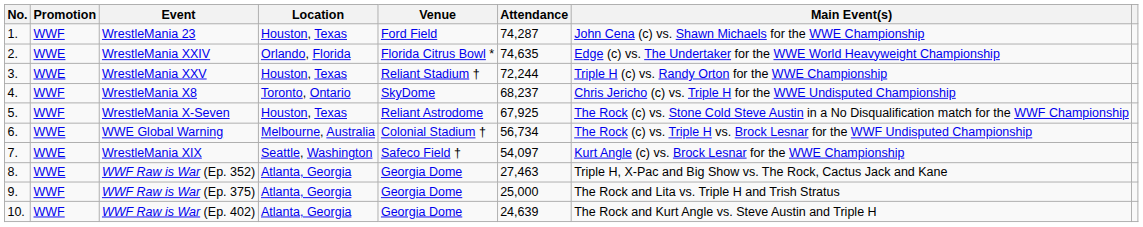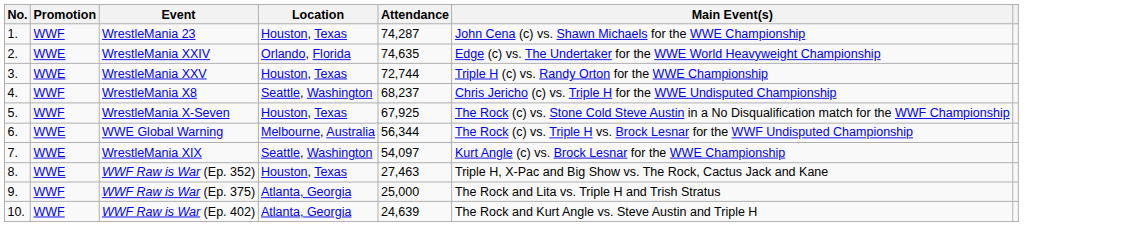- column: (438, 14)
(519, 73) 72,244 -> (400, 73) 72,744
(306, 93) Toronto, Ontario -> (317, 93) Seattle, Washington
(519, 132) 56,734 -> (400, 132) 56,344
(306, 172) Atlanta, Georgia -> (304, 172) Houston, Texas
